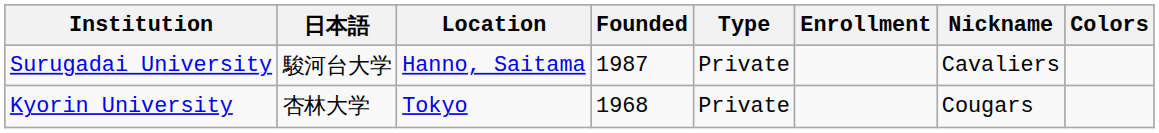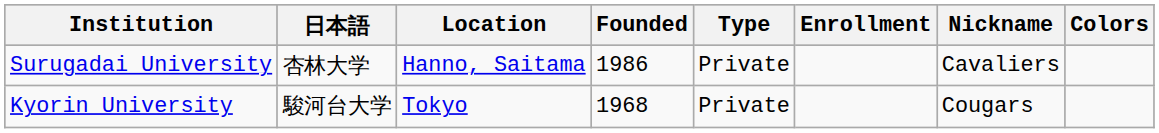(337, 67) 駿河台大学 -> (326, 67) 杏林大学
(622, 66) 1987 -> (622, 66) 1986
(326, 107) 杏林大学 -> (337, 107) 駿河台大学
